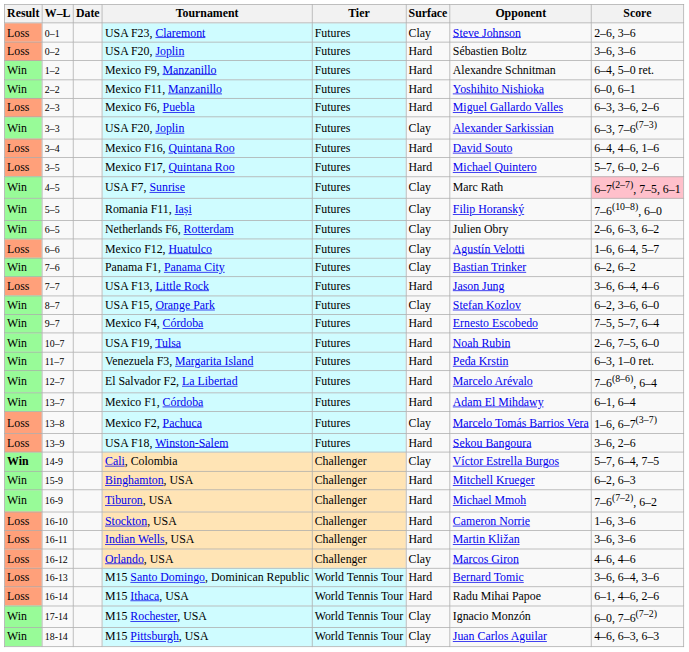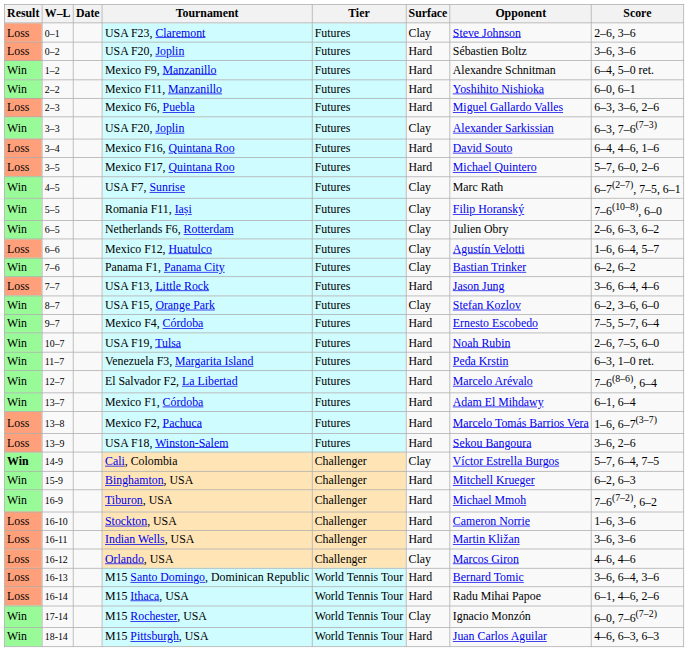(637, 187) pink background -> (637, 187) no background
(420, 422) Clay -> (420, 422) Hard
(420, 637) Clay -> (420, 637) Hard
